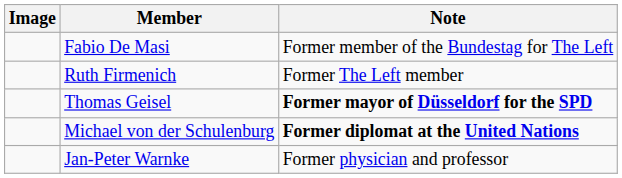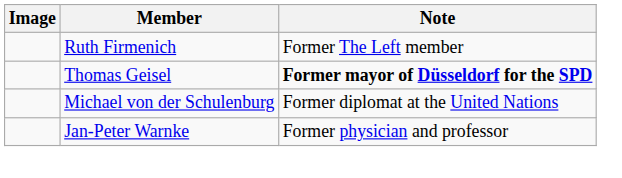- row: (117, 46)
(431, 131) bold -> (421, 103) normal
